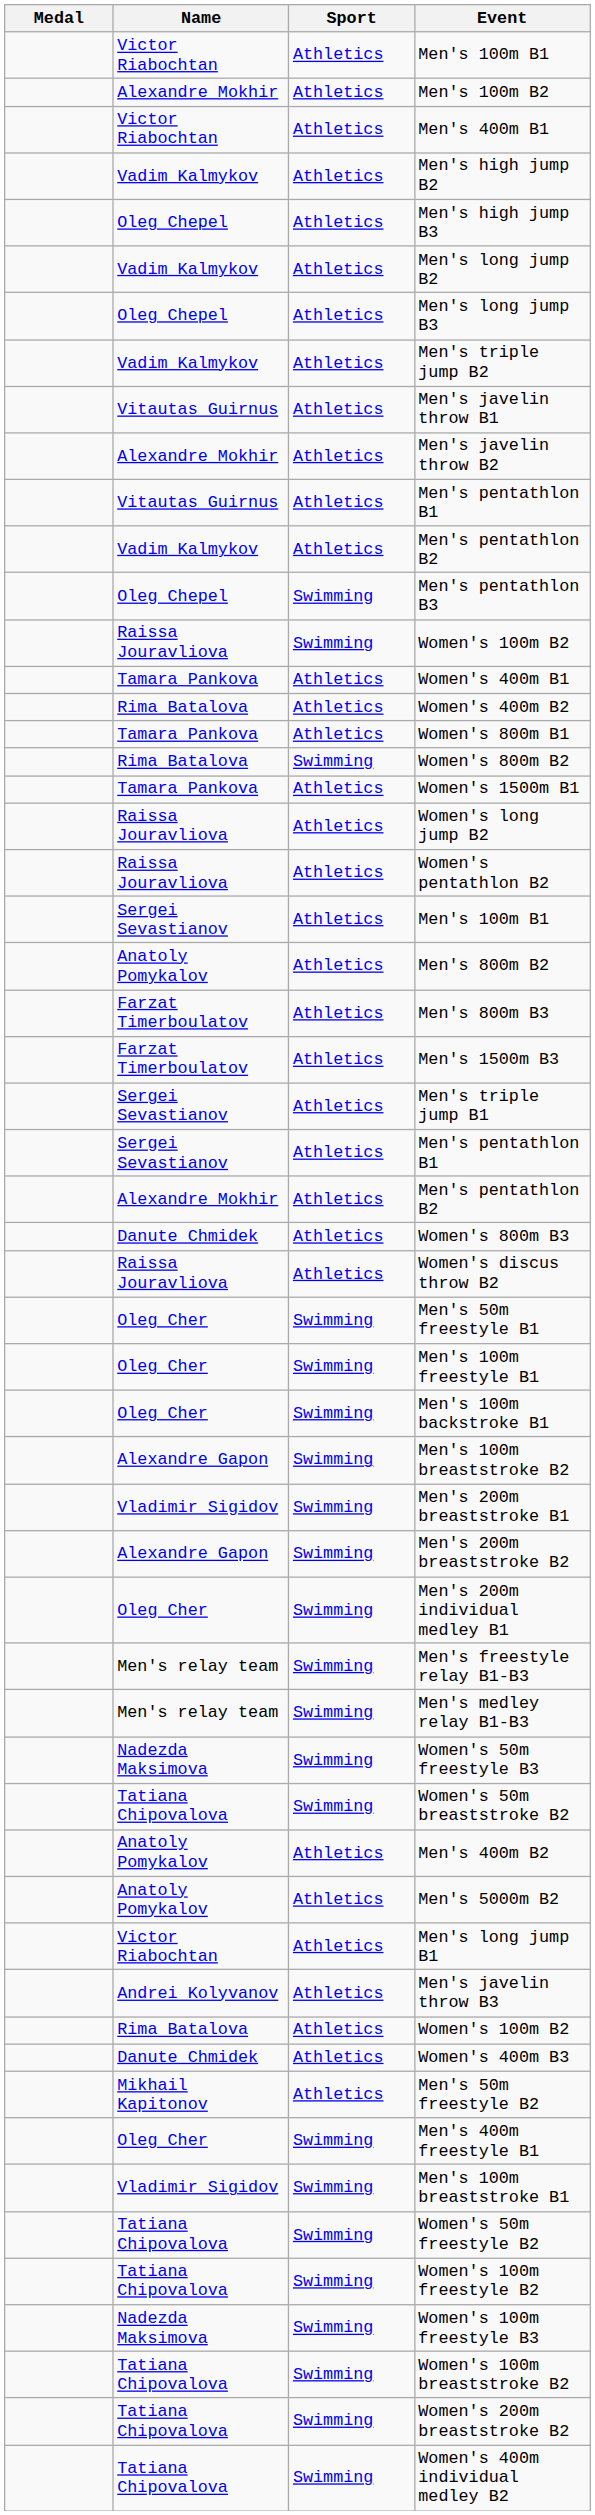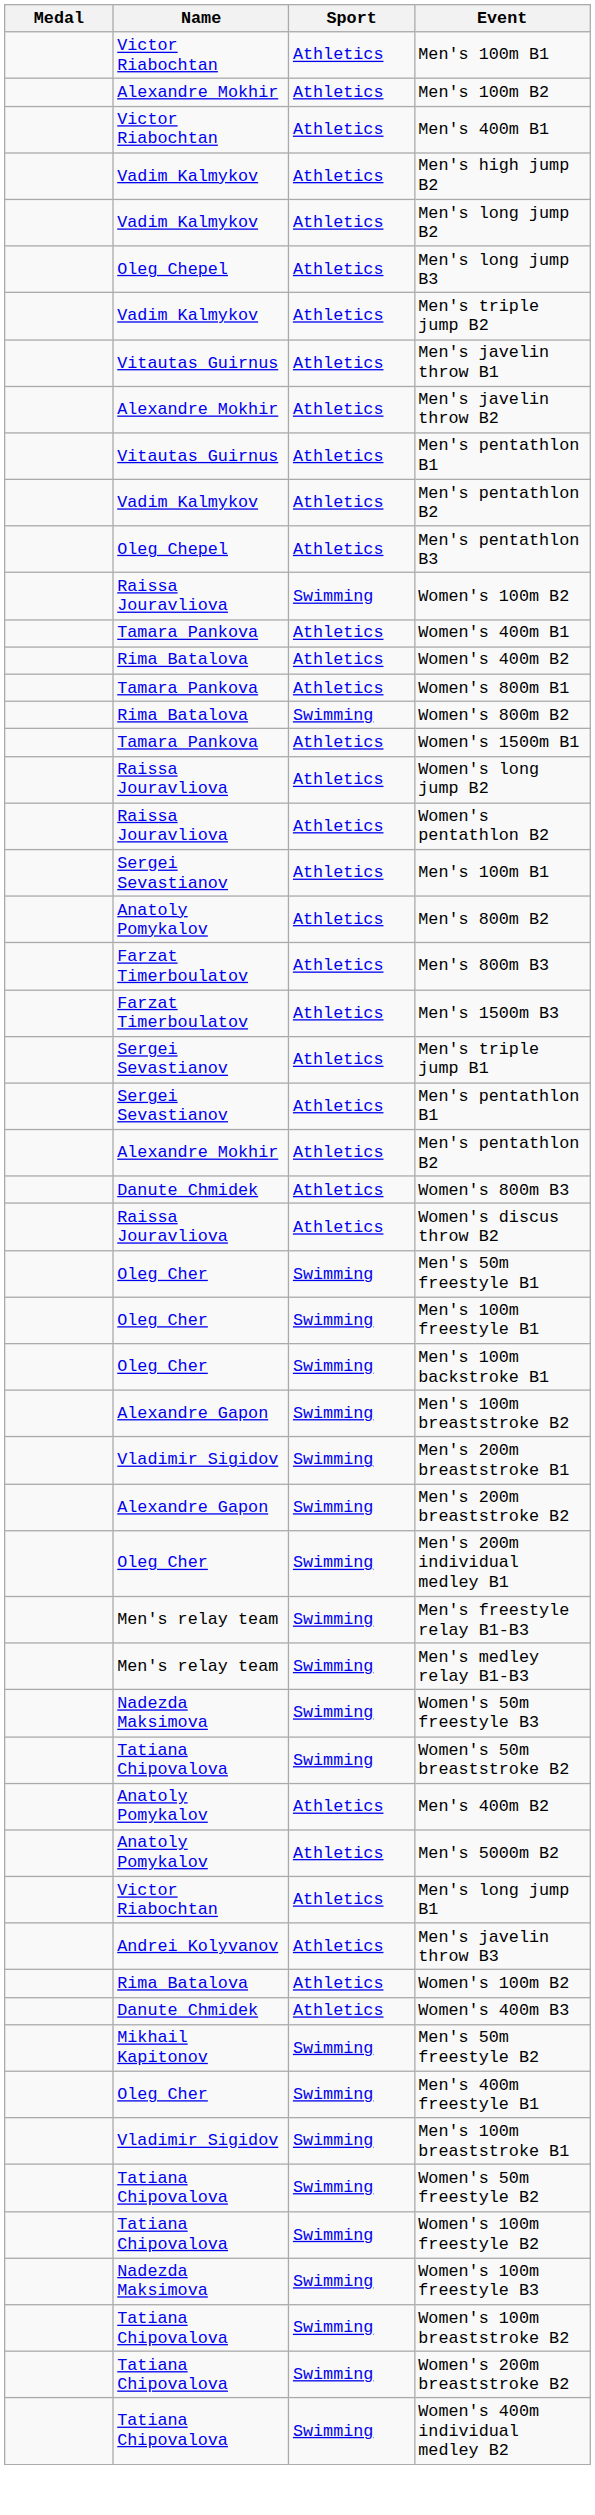- row: (173, 223)
(333, 596) Swimming -> (338, 549) Athletics
(338, 2095) Athletics -> (333, 2048) Swimming
